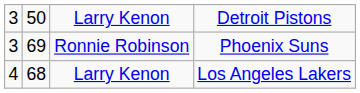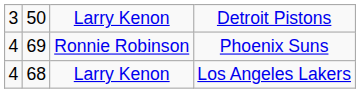(14, 46) 3 -> (14, 46) 4
